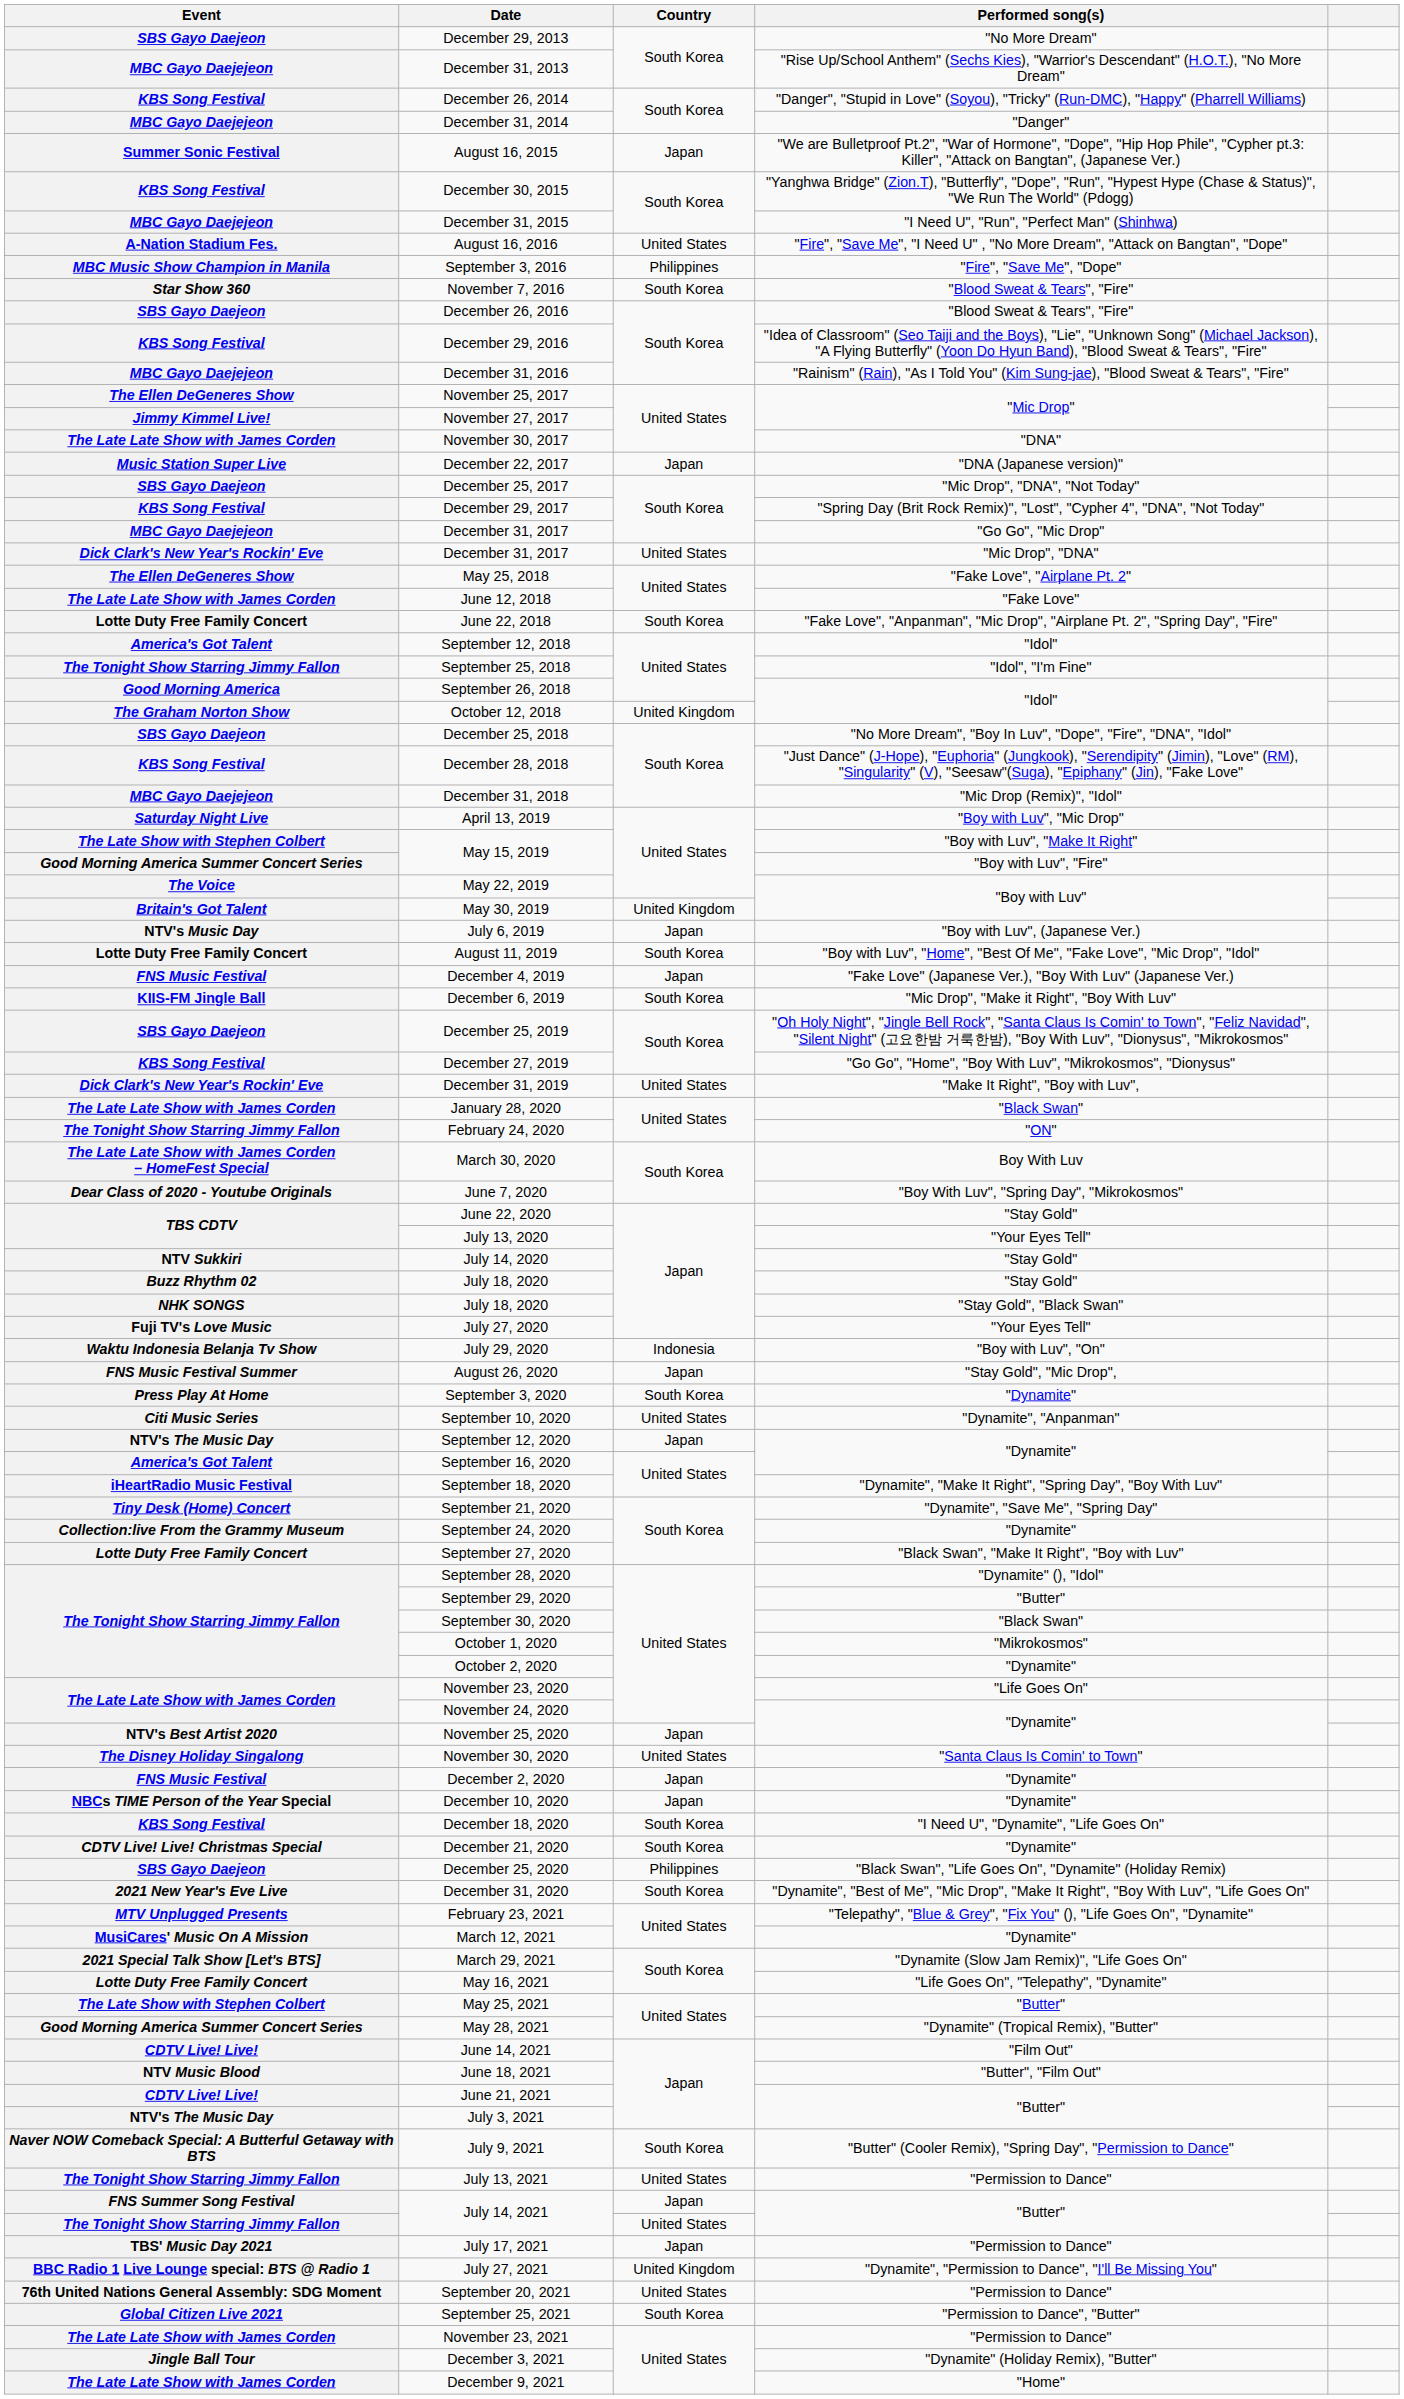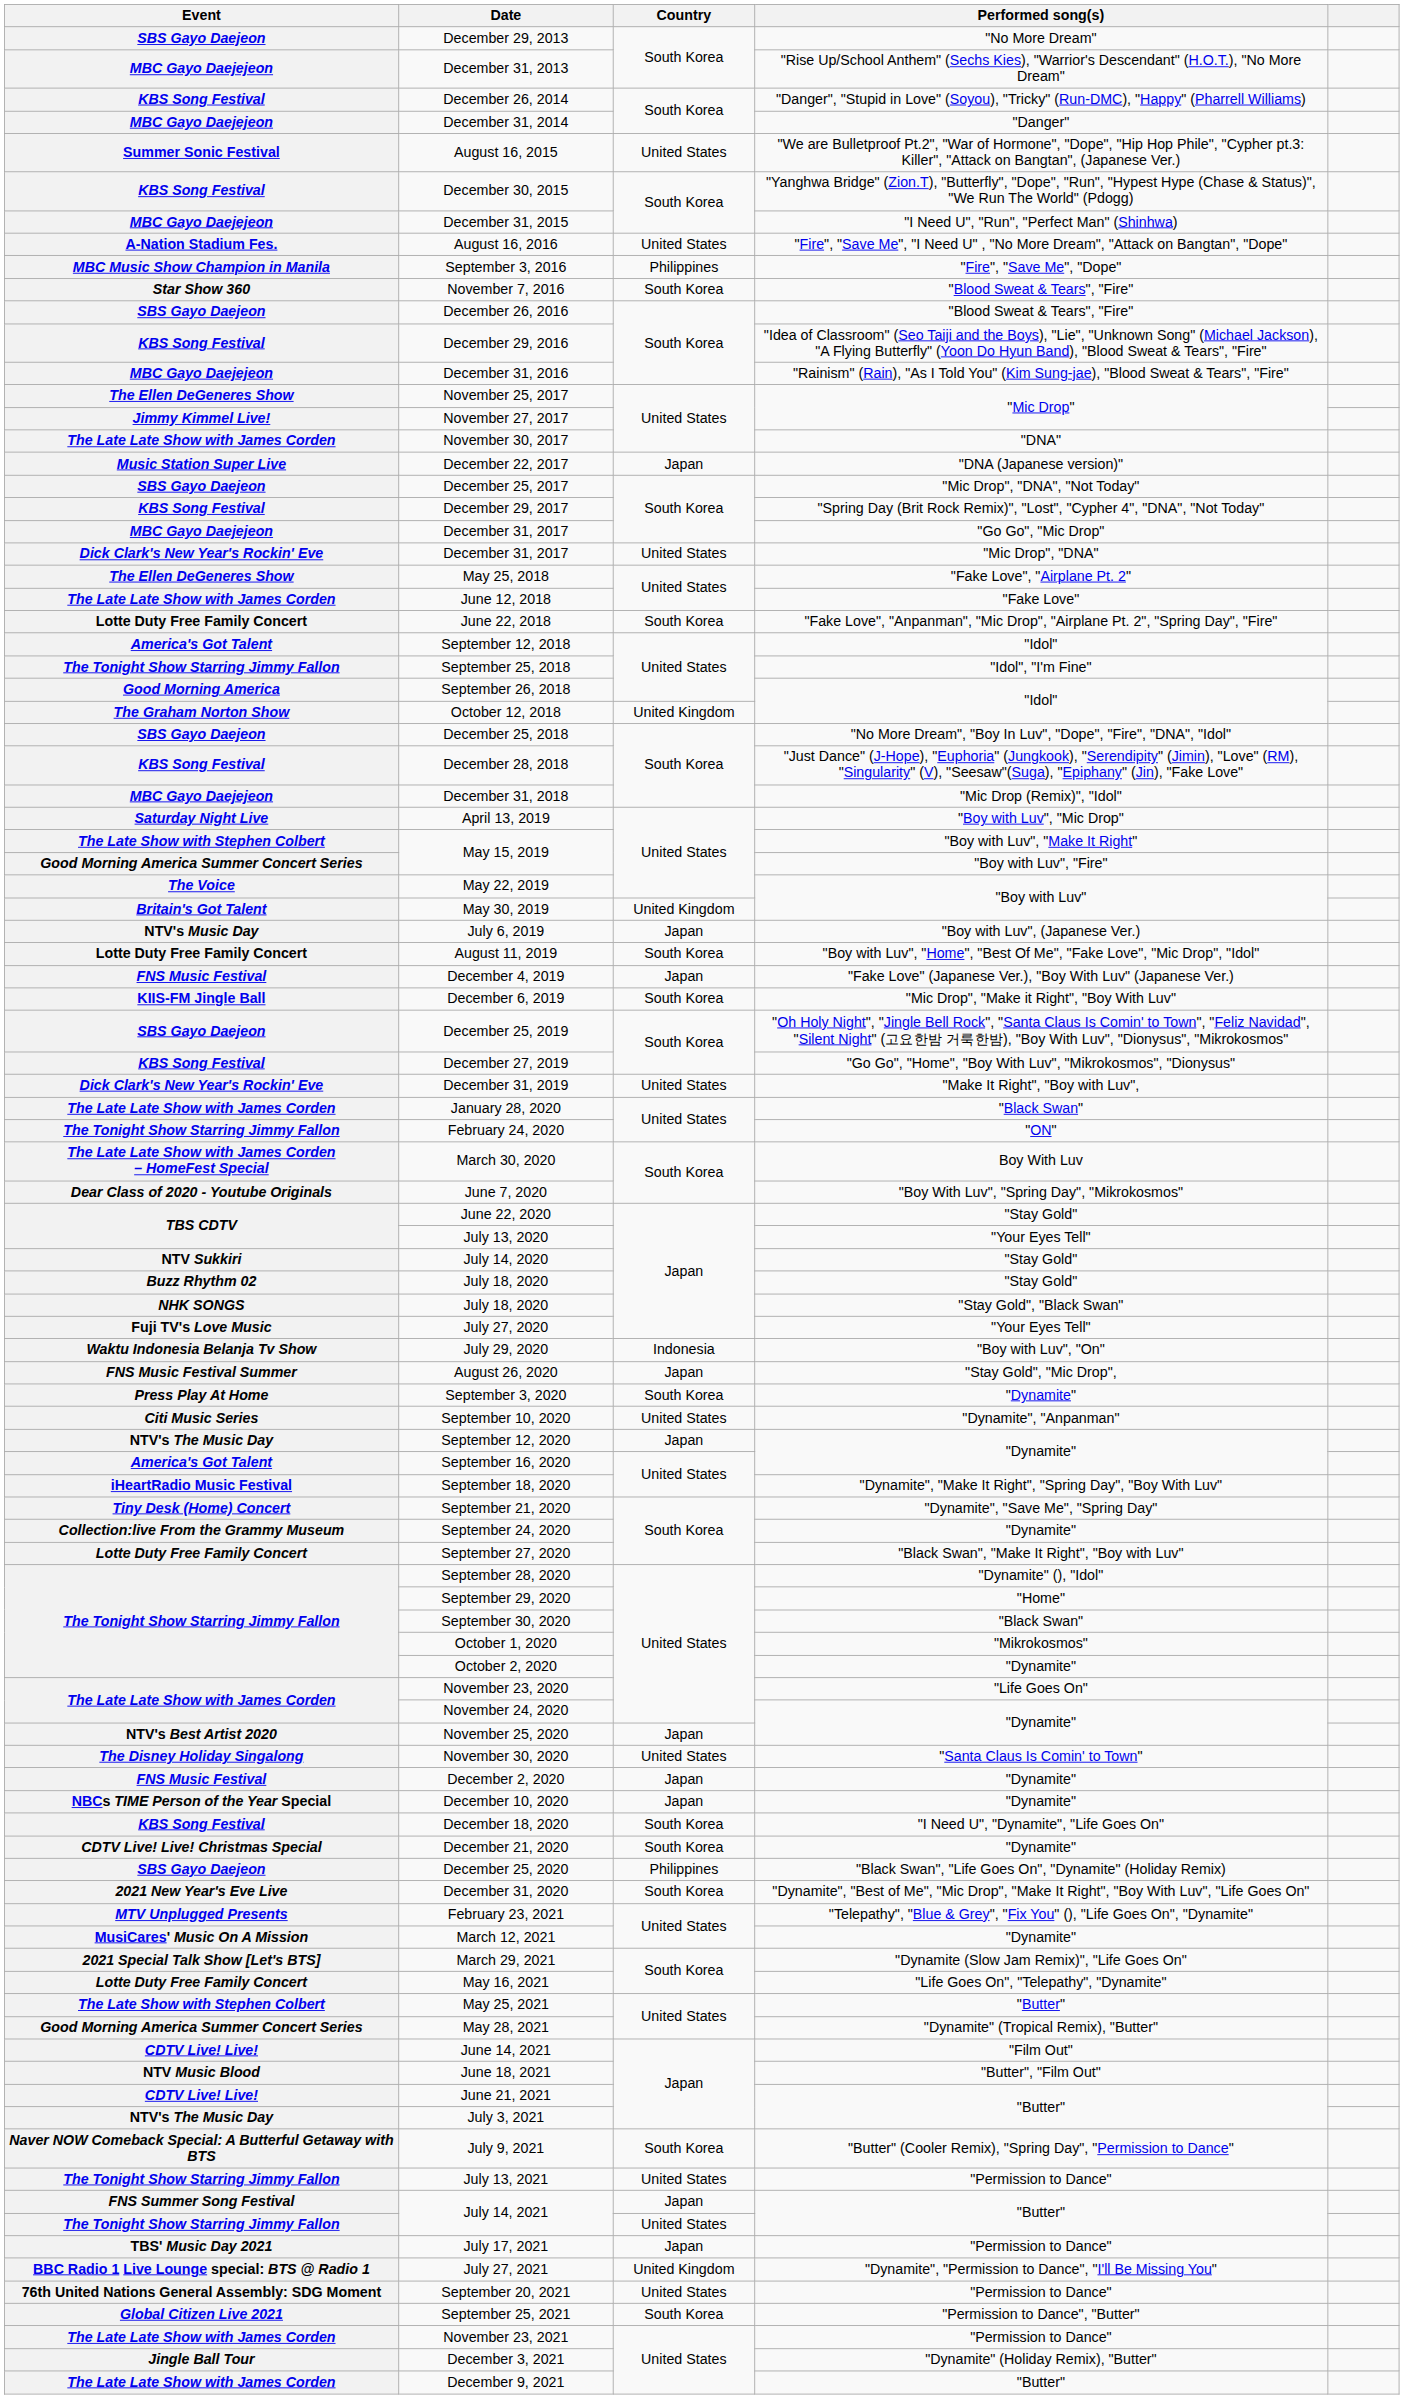(684, 152) Japan -> (684, 152) United States
(1041, 1598) "Butter" -> (1041, 1598) "Home"
(1041, 2382) "Home" -> (1041, 2382) "Butter"
